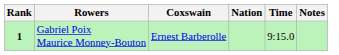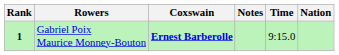columns swapped: (247, 13) <-> (312, 13)
(189, 36) normal -> (192, 36) bold
